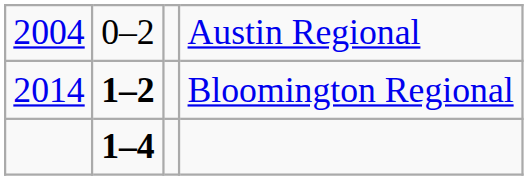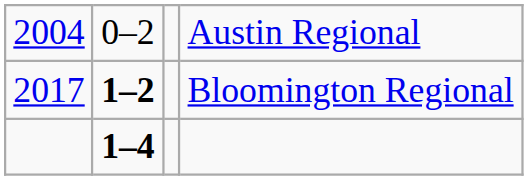(49, 89) 2014 -> (49, 89) 2017
